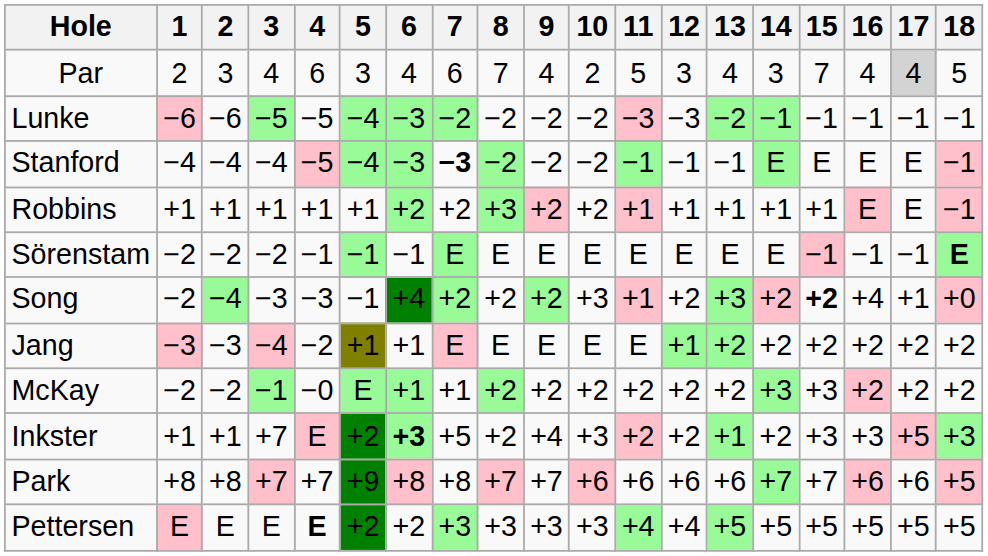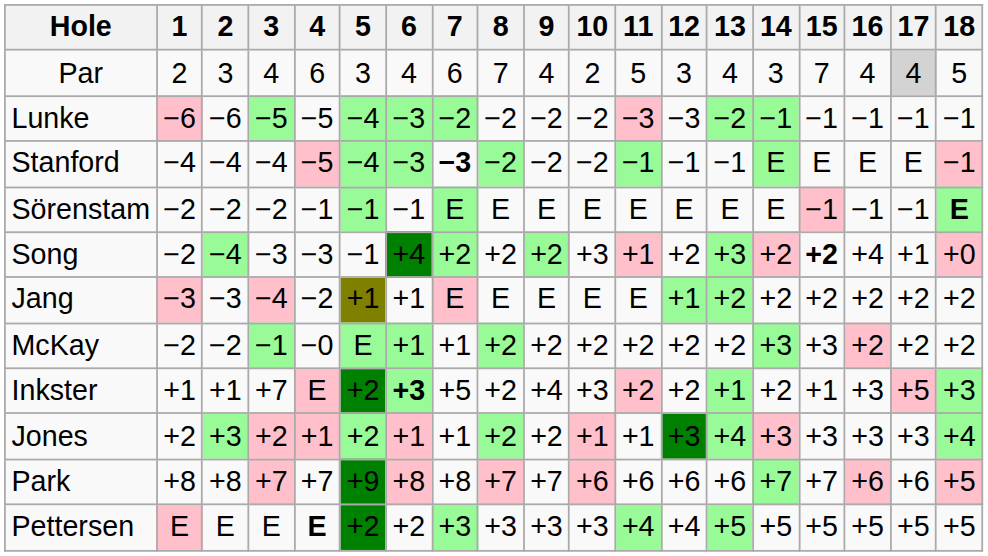- row: (64, 208)
(822, 436) +3 -> (822, 390) +1
+ row: (50, 436)
